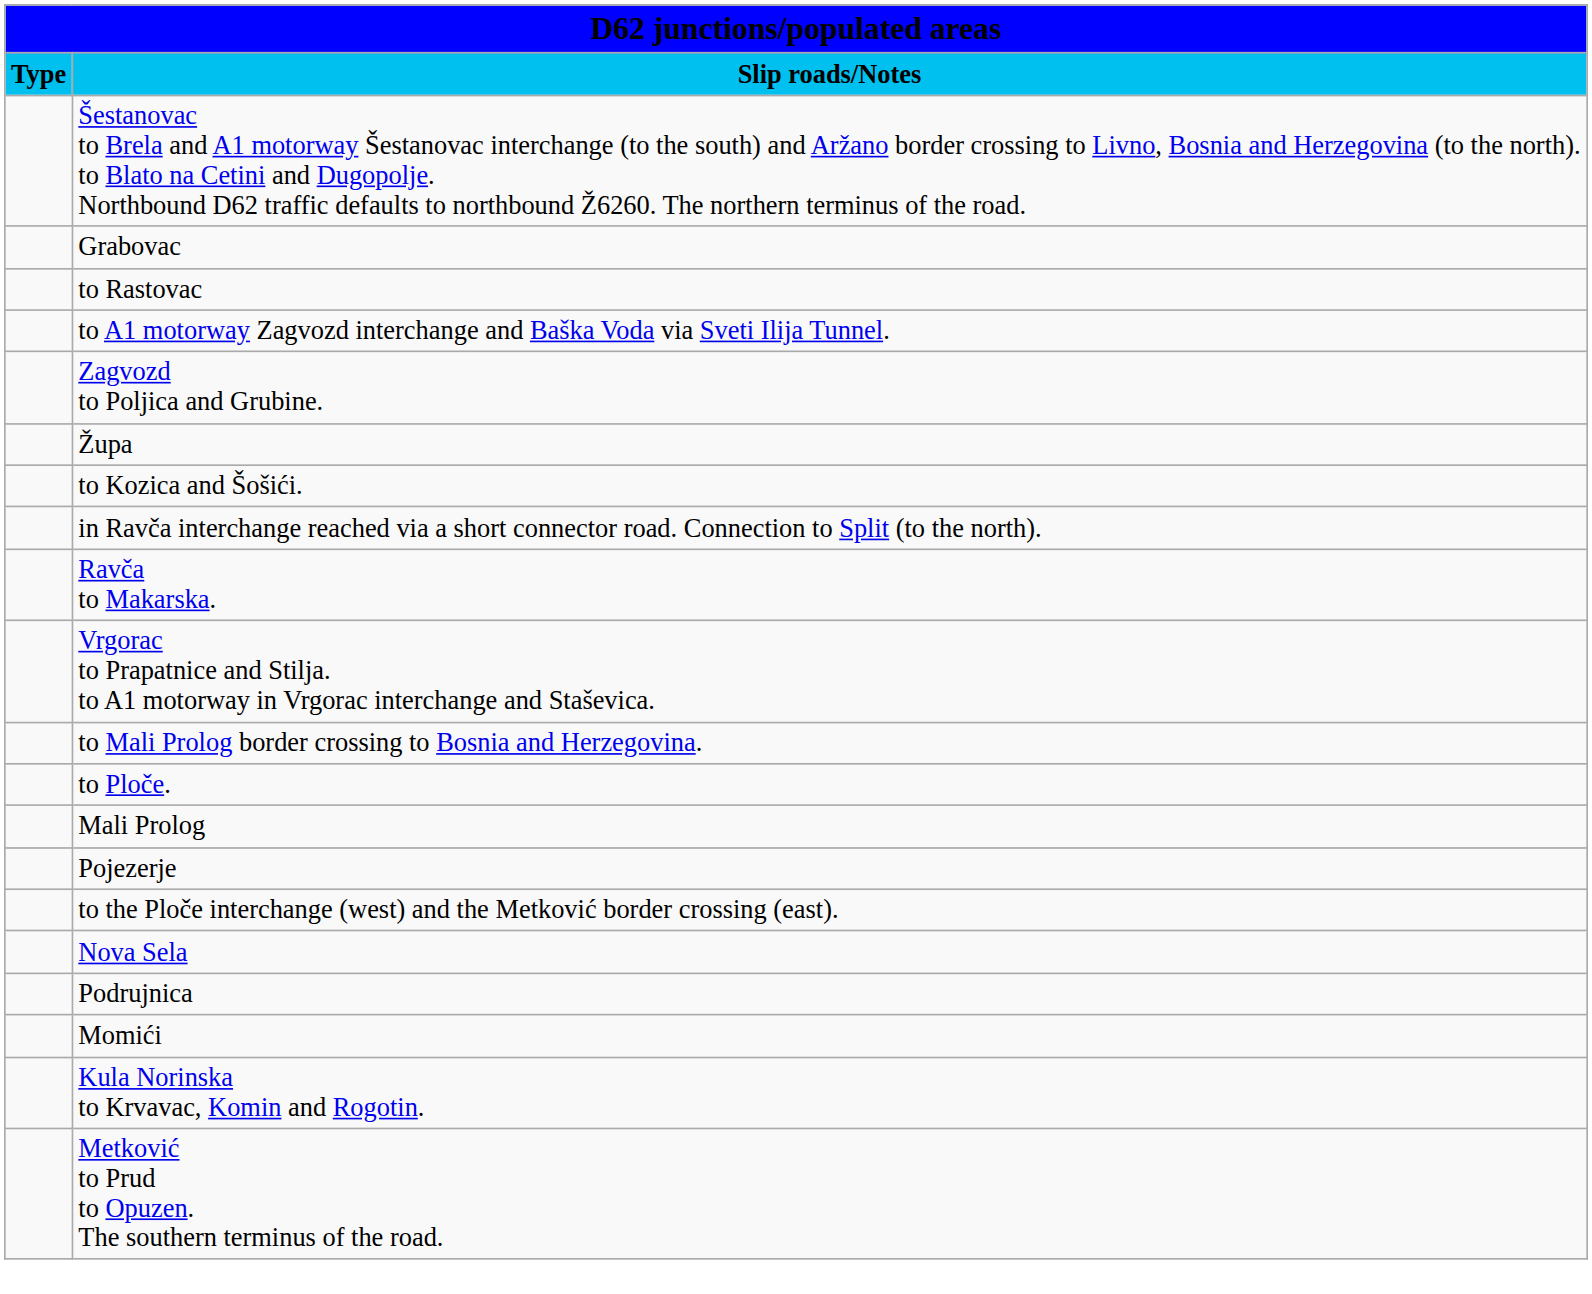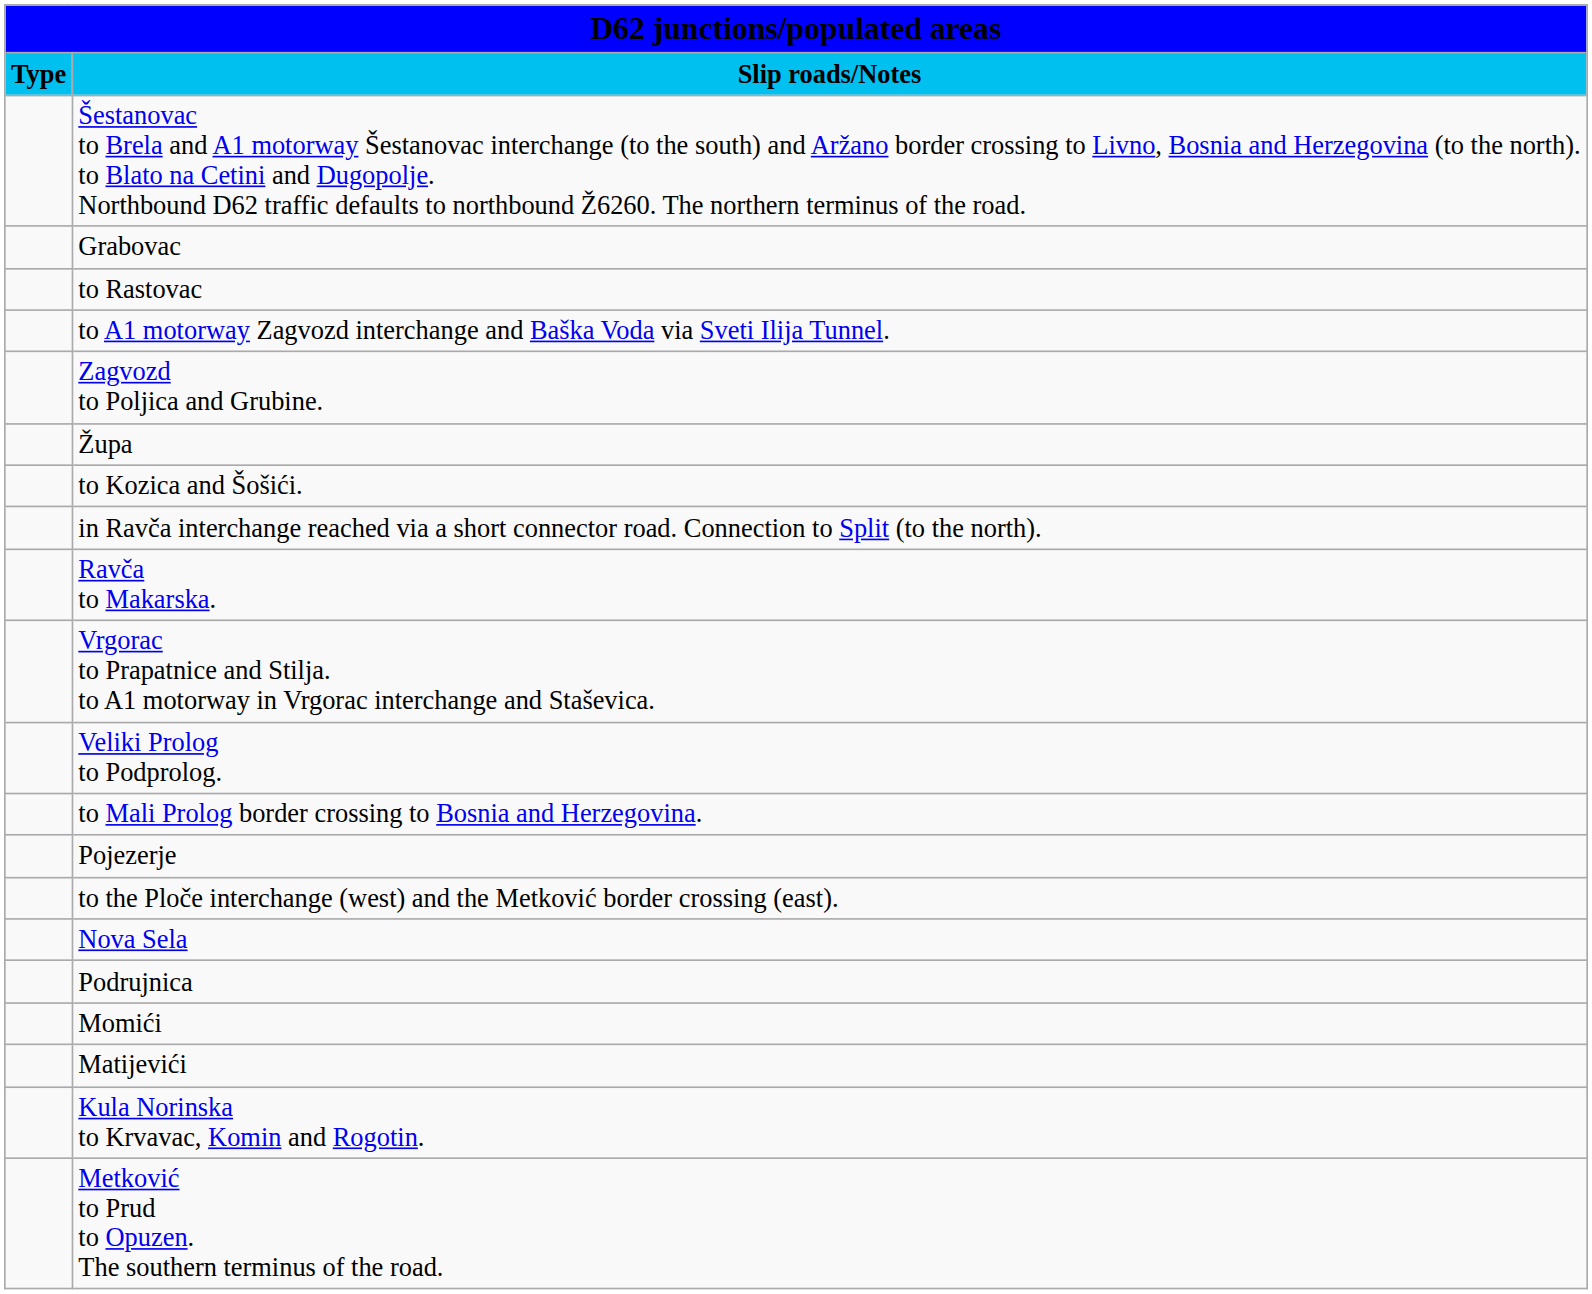+ row: (150, 757)
- row: (125, 784)
- row: (142, 826)
+ row: (133, 1065)
